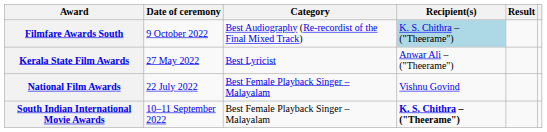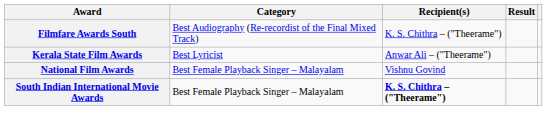- column: (184, 12)
(429, 33) lightblue background -> (443, 33) no background
